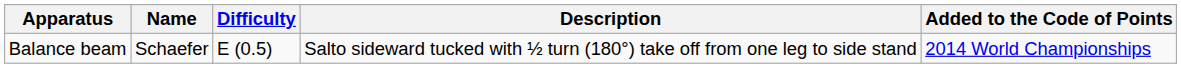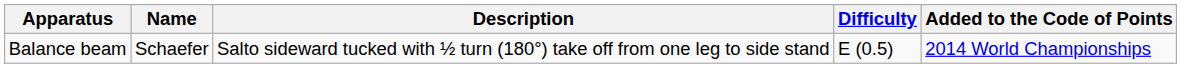columns swapped: (611, 19) <-> (256, 19)
